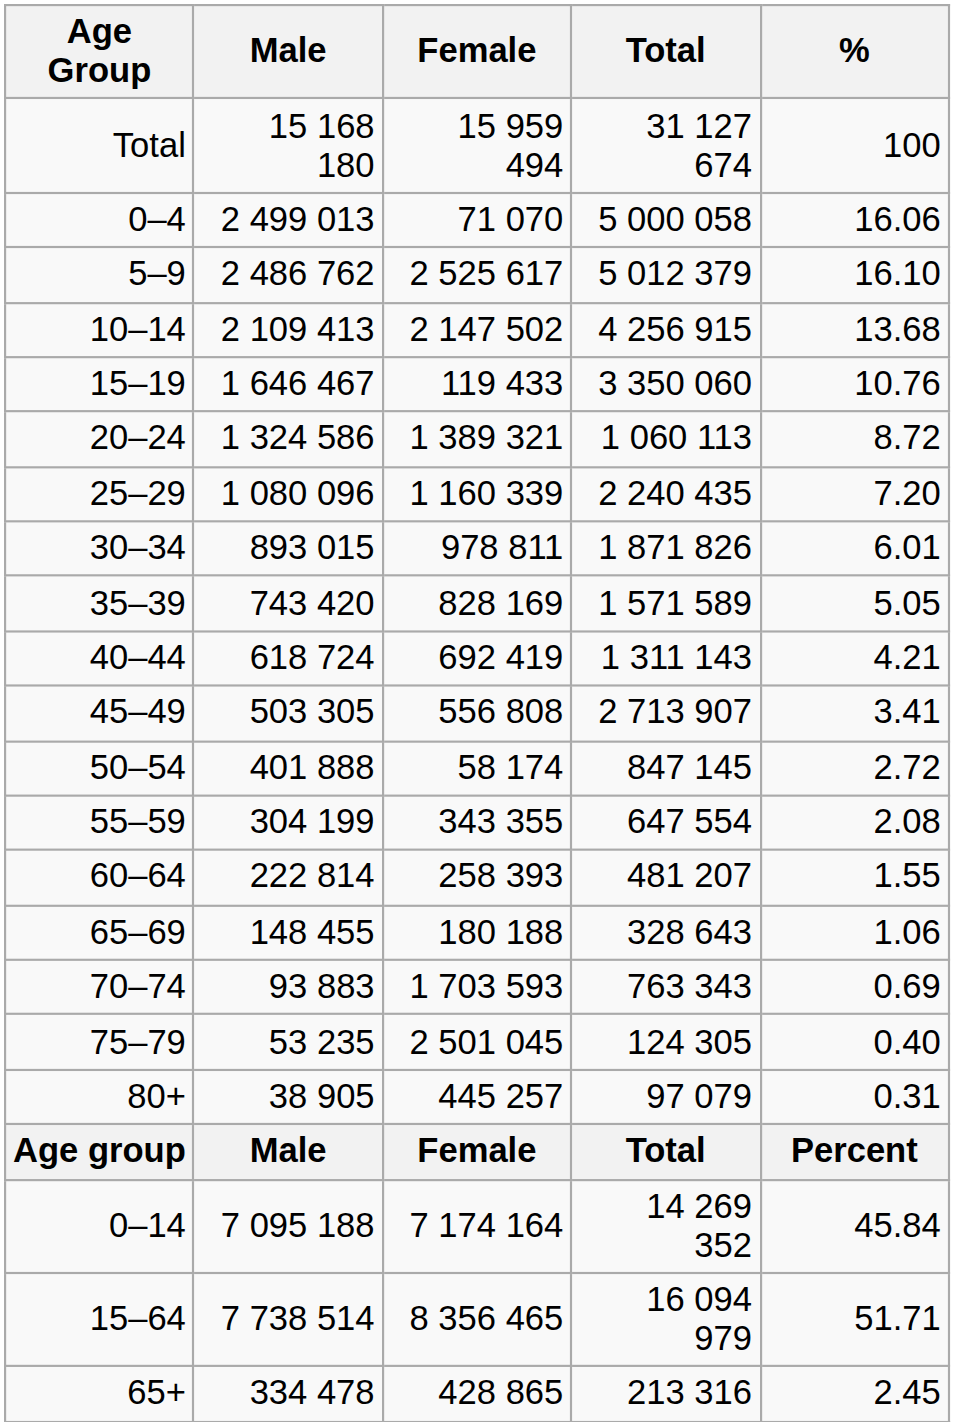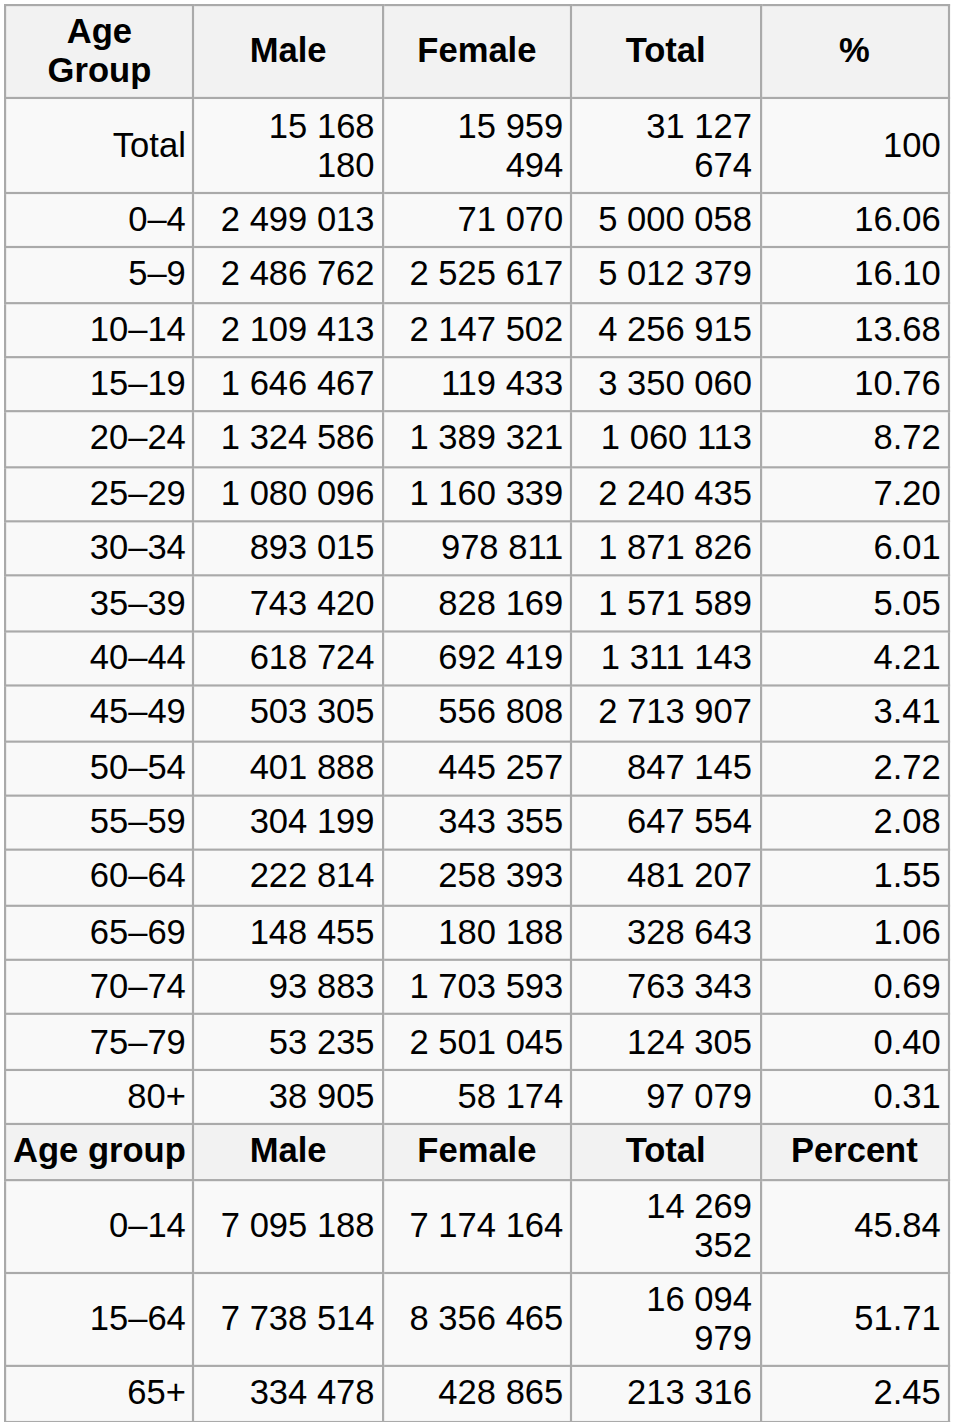(510, 767) 58 174 -> (501, 767) 445 257
(501, 1096) 445 257 -> (510, 1096) 58 174
